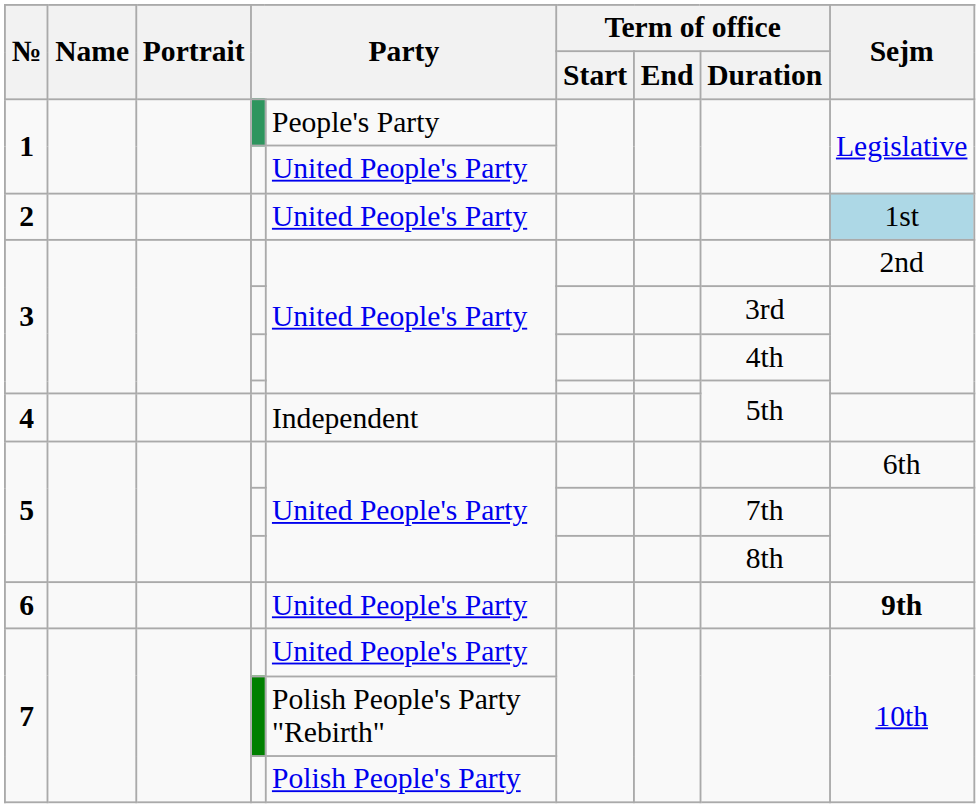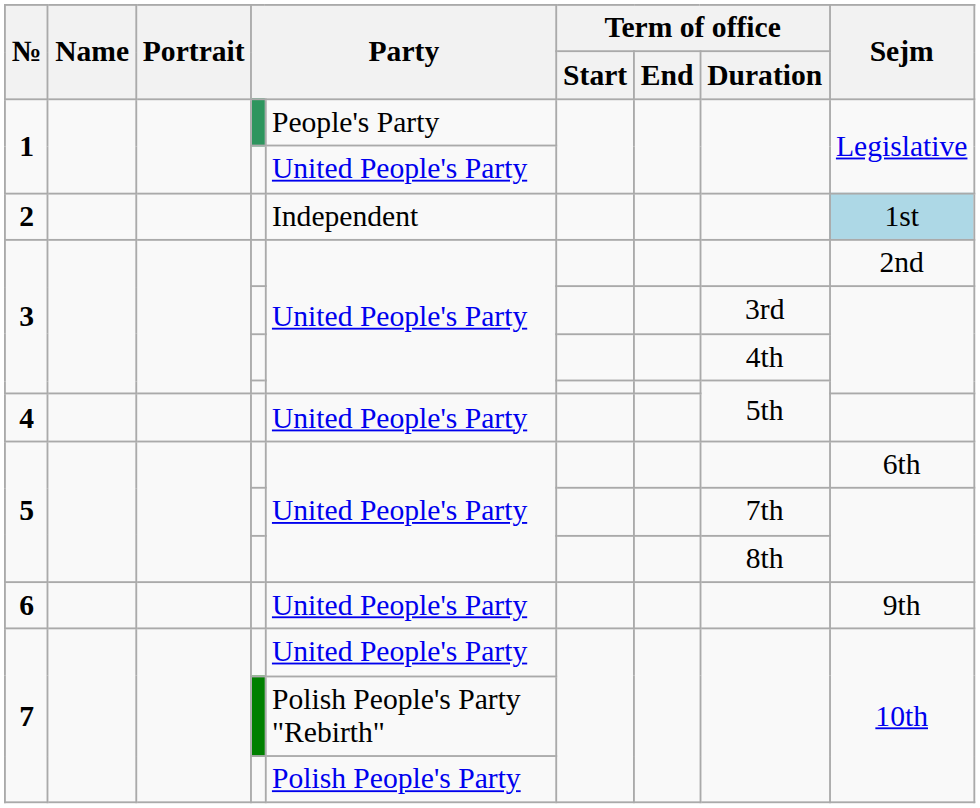(400, 215) United People's Party -> (345, 215) Independent
(345, 417) Independent -> (400, 417) United People's Party
(902, 604) bold -> (902, 604) normal
